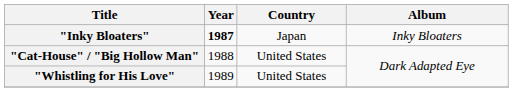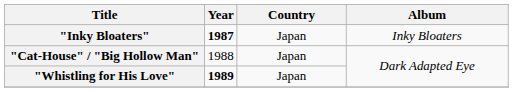(291, 55) United States -> (291, 55) Japan
(221, 76) normal -> (221, 76) bold
(291, 76) United States -> (291, 76) Japan
